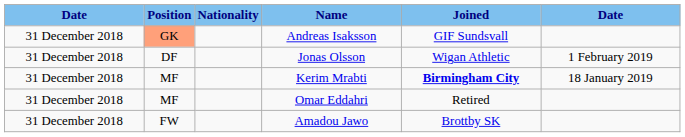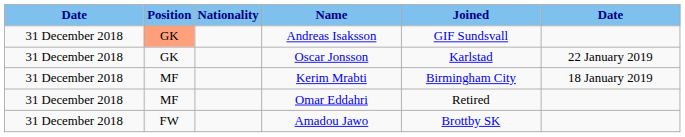+ row: (331, 57)
- row: (331, 57)
(471, 78) bold -> (471, 78) normal
